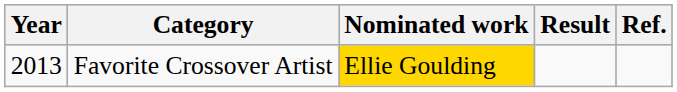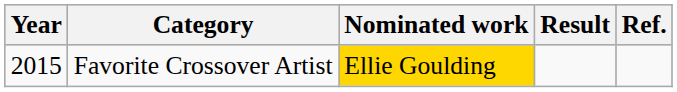(36, 65) 2013 -> (36, 65) 2015
